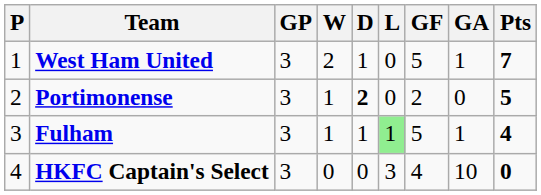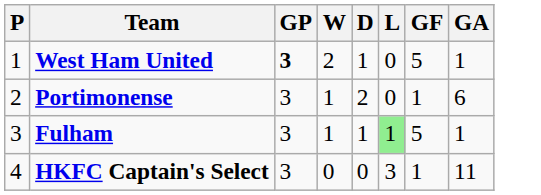- column: (515, 23)
(285, 60) normal -> (285, 60) bold
(363, 97) bold -> (363, 97) normal
(417, 97) 2 -> (417, 97) 1
(460, 97) 0 -> (460, 97) 6
(417, 171) 4 -> (417, 171) 1
(466, 171) 10 -> (465, 171) 11
